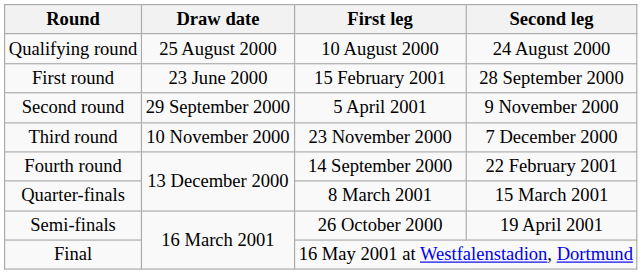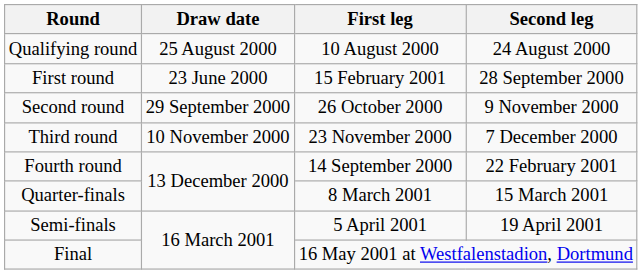(380, 107) 5 April 2001 -> (380, 107) 26 October 2000
(380, 225) 26 October 2000 -> (380, 225) 5 April 2001
